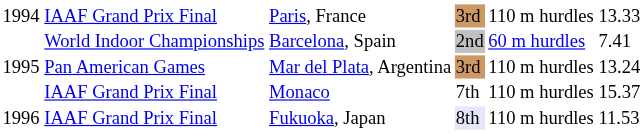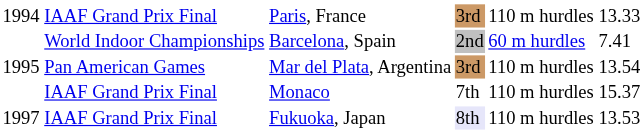(619, 66) 13.24 -> (619, 66) 13.54
(21, 117) 1996 -> (21, 117) 1997
(619, 117) 11.53 -> (619, 117) 13.53
